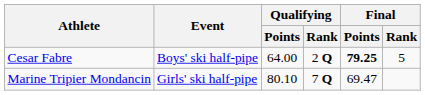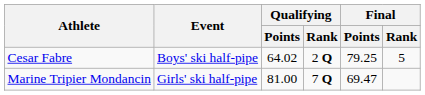(282, 57) 64.00 -> (282, 57) 64.02
(362, 57) bold -> (362, 57) normal
(282, 79) 80.10 -> (282, 79) 81.00
